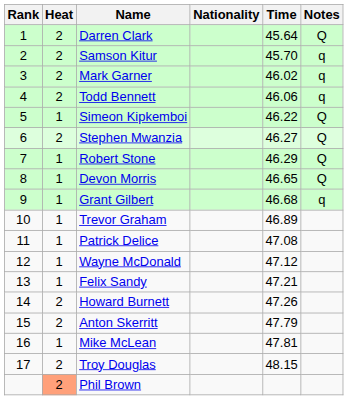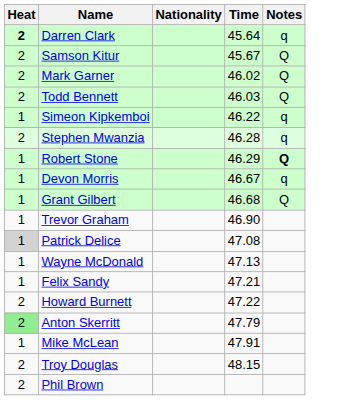- column: (23, 14)
(59, 35) normal -> (21, 35) bold
(322, 35) Q -> (284, 35) q
(282, 55) 45.70 -> (244, 55) 45.67
(322, 55) q -> (284, 55) Q
(322, 76) q -> (284, 76) Q
(282, 96) 46.06 -> (244, 96) 46.03
(322, 96) q -> (284, 96) Q
(322, 117) Q -> (284, 117) q
(282, 138) 46.27 -> (244, 138) 46.28
(322, 138) Q -> (284, 138) q
(322, 158) normal -> (284, 158) bold
(282, 179) 46.65 -> (244, 179) 46.67
(322, 179) Q -> (284, 179) q
(322, 199) q -> (284, 199) Q
(282, 220) 46.89 -> (244, 220) 46.90
(59, 240) no background -> (21, 240) lightgrey background
(282, 261) 47.12 -> (244, 261) 47.13
(282, 302) 47.26 -> (244, 302) 47.22
(59, 323) no background -> (21, 323) lightgreen background
(282, 343) 47.81 -> (244, 343) 47.91
(59, 384) lightsalmon background -> (21, 384) no background
